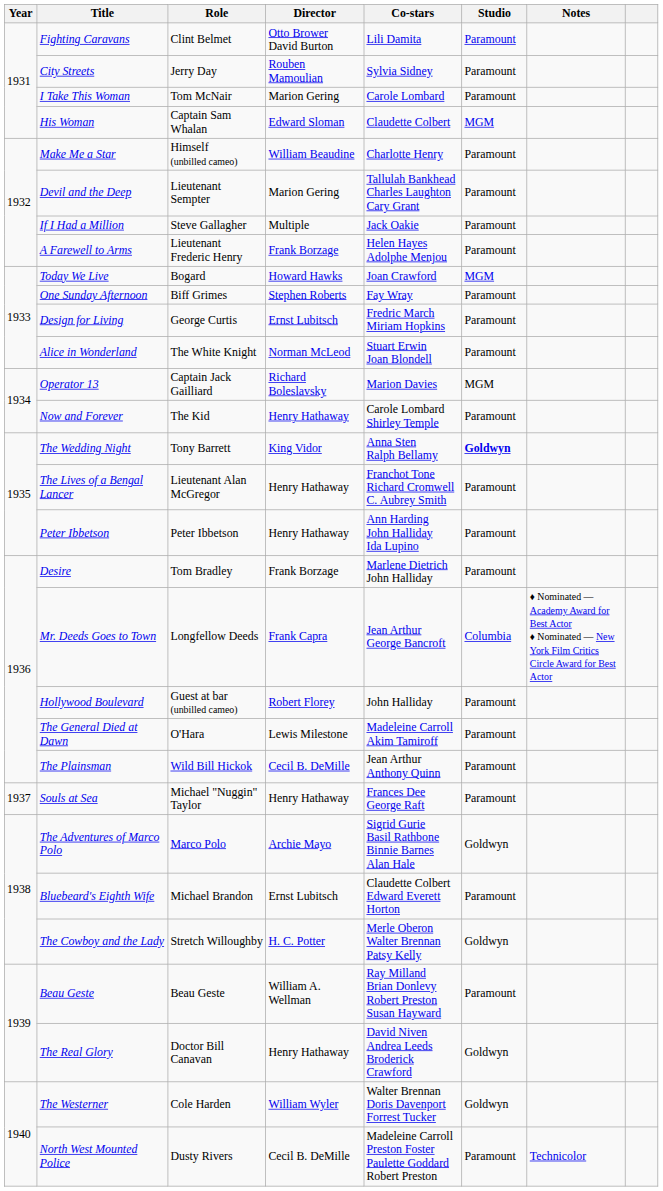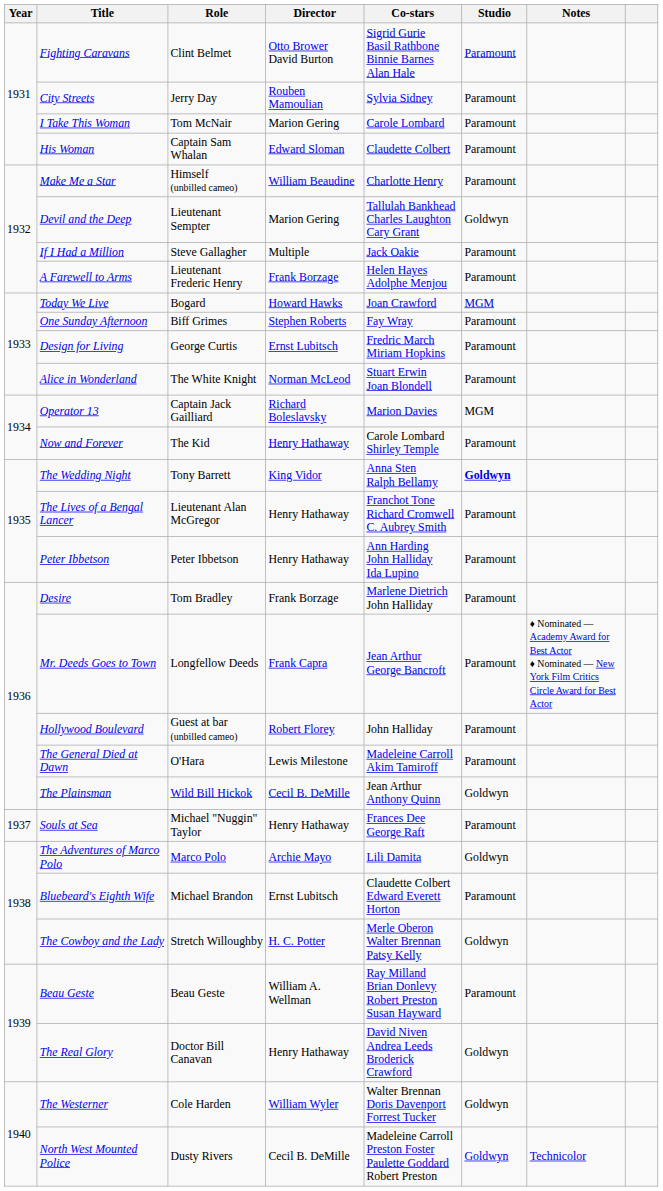(394, 39) Lili Damita -> (403, 52) Sigrid Gurie Basil Rathbone Binnie Barnes Alan Hale
(479, 122) MGM -> (490, 148) Paramount
(490, 193) Paramount -> (487, 219) Goldwyn
(488, 637) Columbia -> (490, 663) Paramount
(490, 766) Paramount -> (487, 793) Goldwyn
(403, 844) Sigrid Gurie Basil Rathbone Binnie Barnes Alan Hale -> (394, 857) Lili Damita
(490, 1156) Paramount -> (487, 1156) Goldwyn
